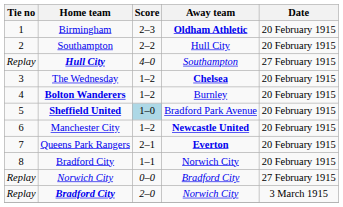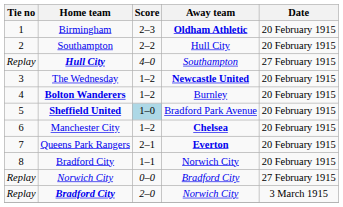(211, 78) Chelsea -> (211, 78) Newcastle United
(211, 128) Newcastle United -> (211, 128) Chelsea
